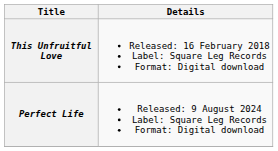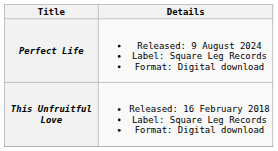rows swapped: (51, 51) <-> (51, 114)
